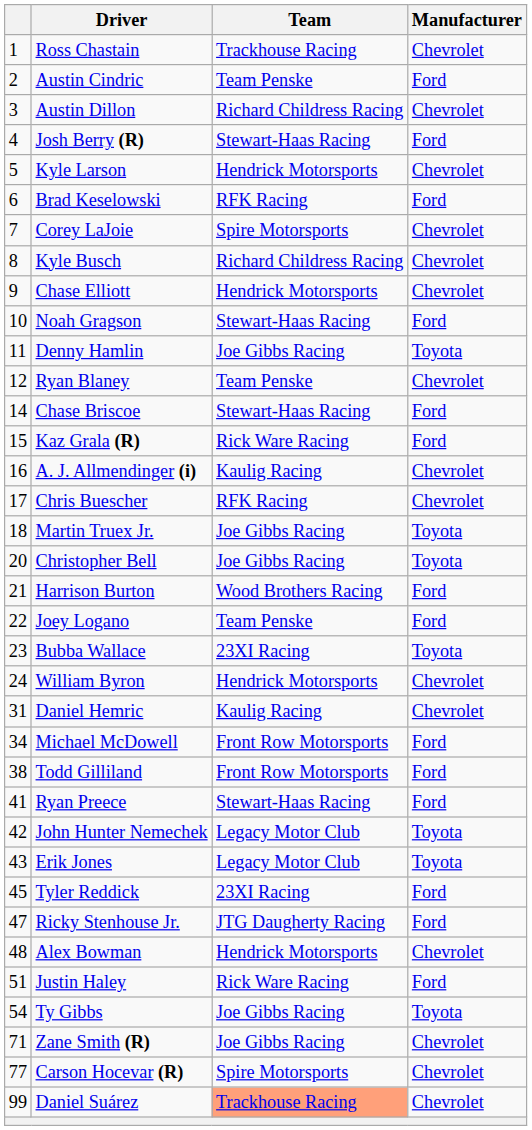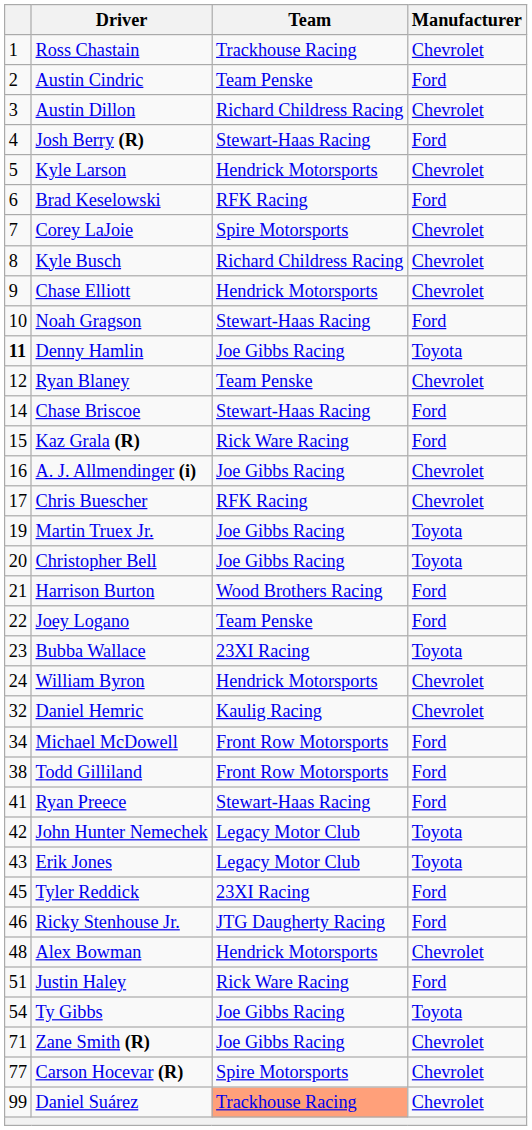(18, 350) normal -> (17, 350) bold
(269, 470) Kaulig Racing -> (280, 470) Joe Gibbs Racing
(18, 531) 18 -> (18, 531) 19
(18, 711) 31 -> (18, 711) 32
(18, 921) 47 -> (18, 921) 46
